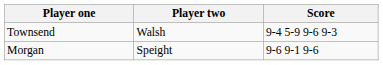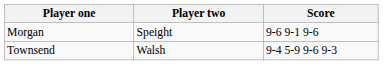rows swapped: (25, 50) <-> (31, 32)
